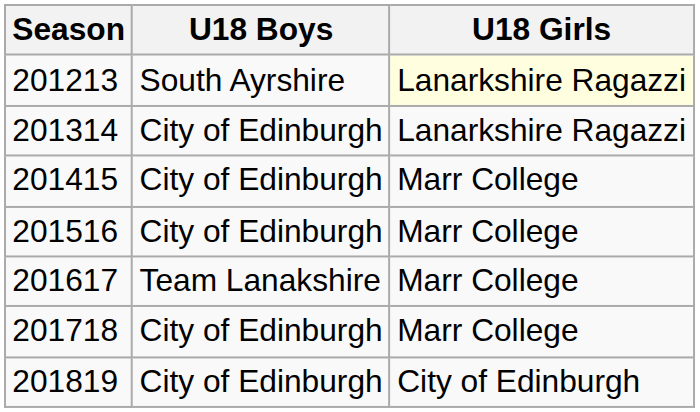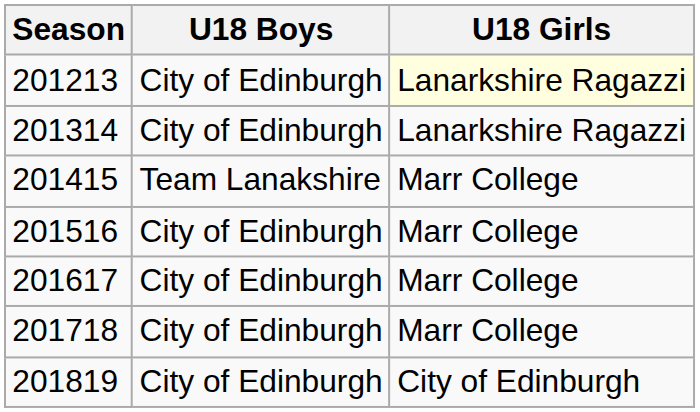(242, 79) South Ayrshire -> (261, 79) City of Edinburgh
(261, 180) City of Edinburgh -> (260, 180) Team Lanakshire
(260, 280) Team Lanakshire -> (261, 280) City of Edinburgh
